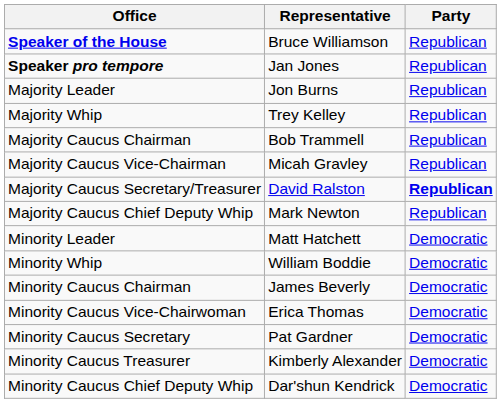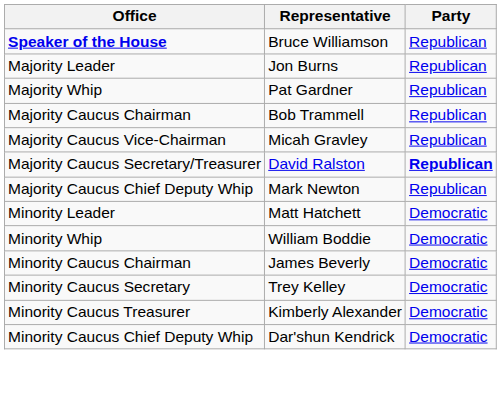- row: (86, 66)
(307, 115) Trey Kelley -> (310, 90) Pat Gardner
- row: (127, 312)
(310, 336) Pat Gardner -> (307, 287) Trey Kelley
